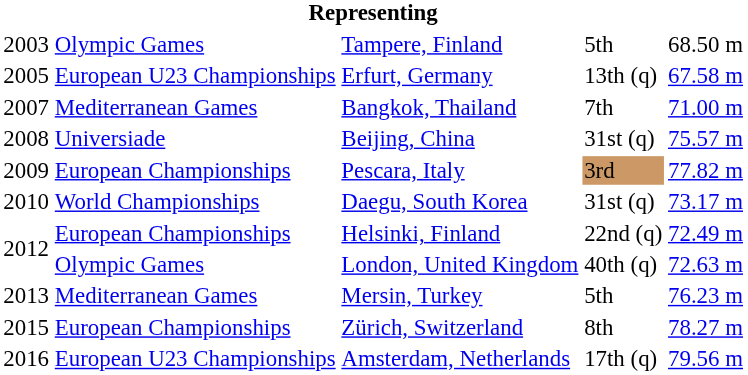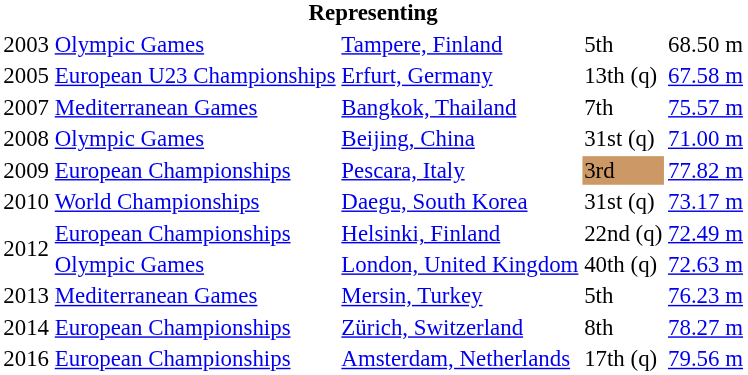(706, 107) 71.00 m -> (706, 107) 75.57 m
(110, 138) Universiade -> (129, 138) Olympic Games
(706, 138) 75.57 m -> (706, 138) 71.00 m
(26, 327) 2015 -> (26, 327) 2014
(195, 359) European U23 Championships -> (173, 359) European Championships
